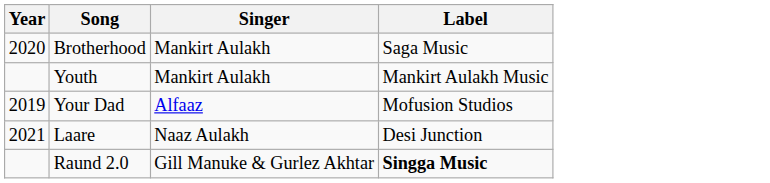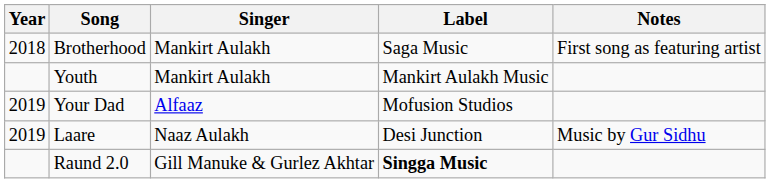+ column: (659, 18)
(27, 47) 2020 -> (27, 47) 2018
(27, 134) 2021 -> (27, 134) 2019
